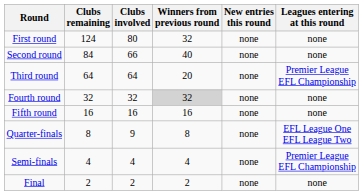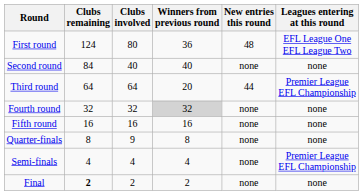(187, 39) 32 -> (187, 44) 36
(249, 39) none -> (249, 44) 48
(317, 39) none -> (317, 44) EFL League One EFL League Two
(132, 54) 66 -> (132, 66) 40
(249, 76) none -> (249, 87) 44
(317, 134) EFL League One EFL League Two -> (317, 140) none
(88, 182) normal -> (88, 182) bold
